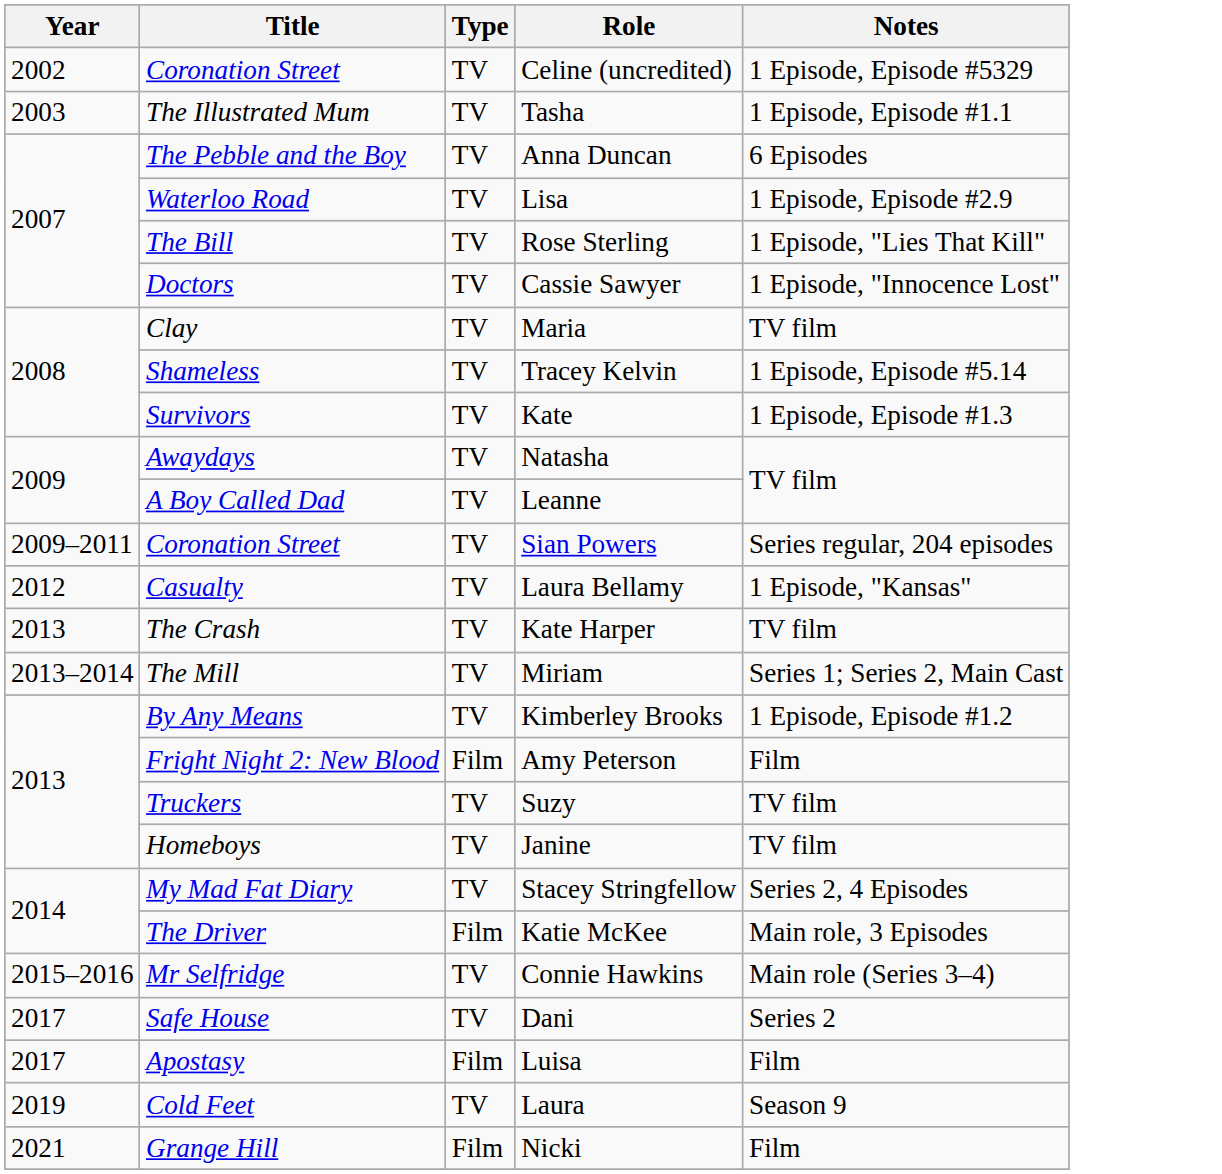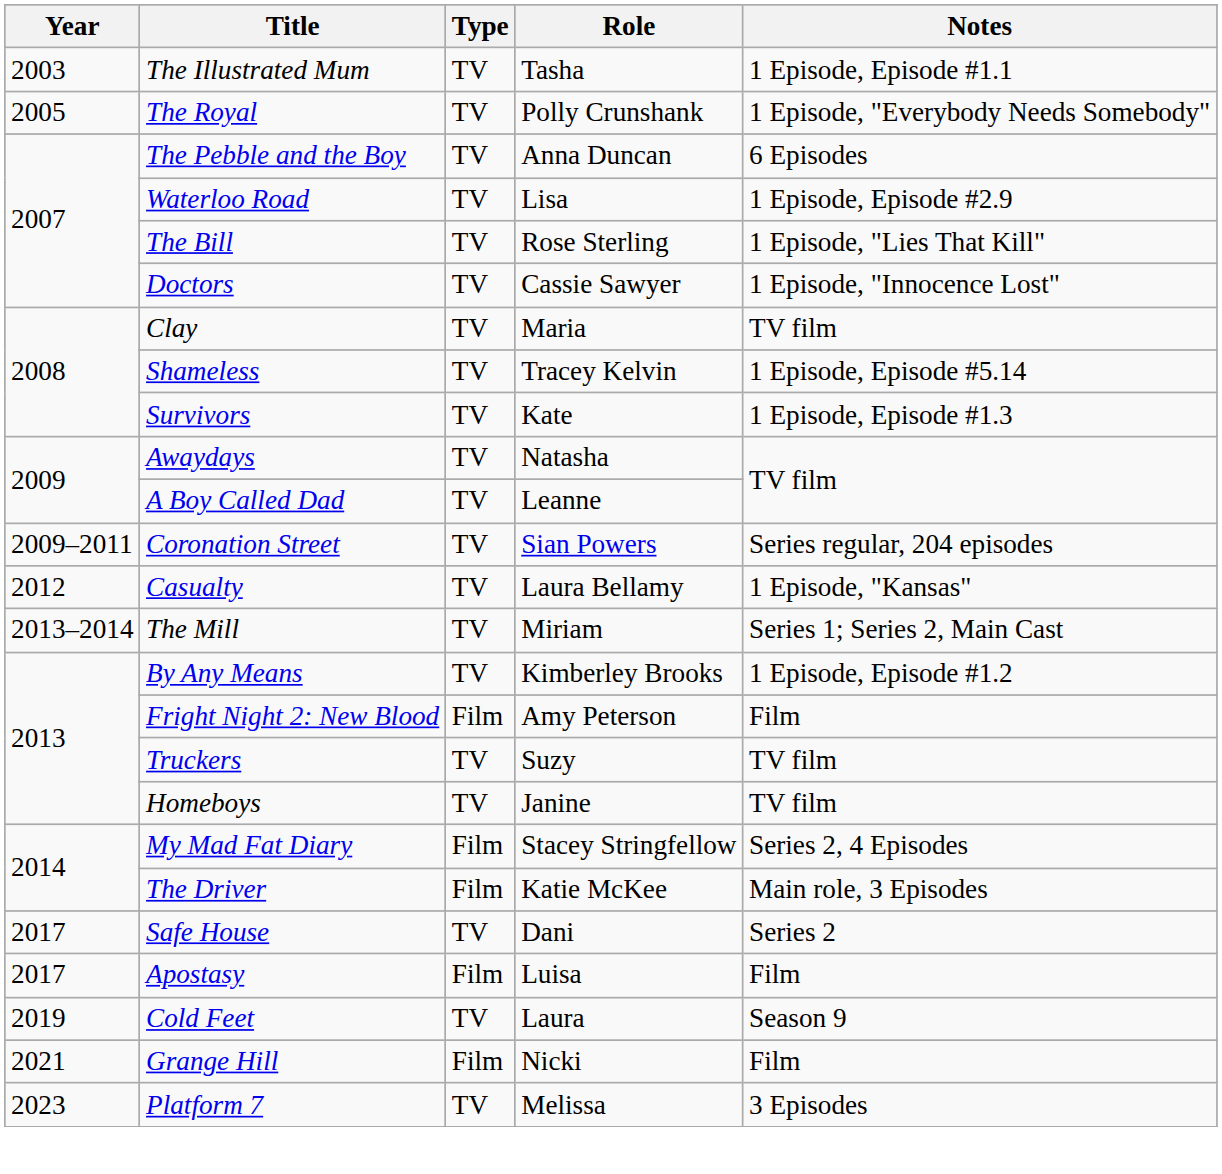- row: (627, 69)
+ row: (612, 112)
- row: (588, 629)
(470, 888) TV -> (477, 845) Film
- row: (612, 975)
+ row: (564, 1104)
